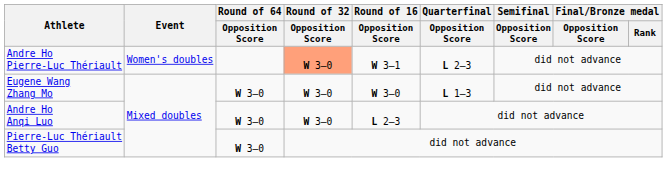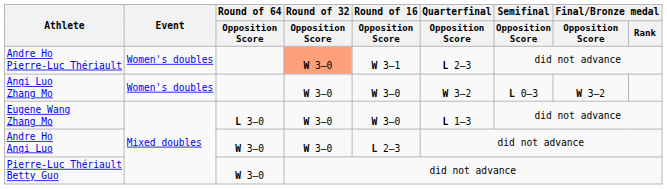+ row: (30, 87)
(250, 93) W 3–0 -> (250, 121) L 3–0
